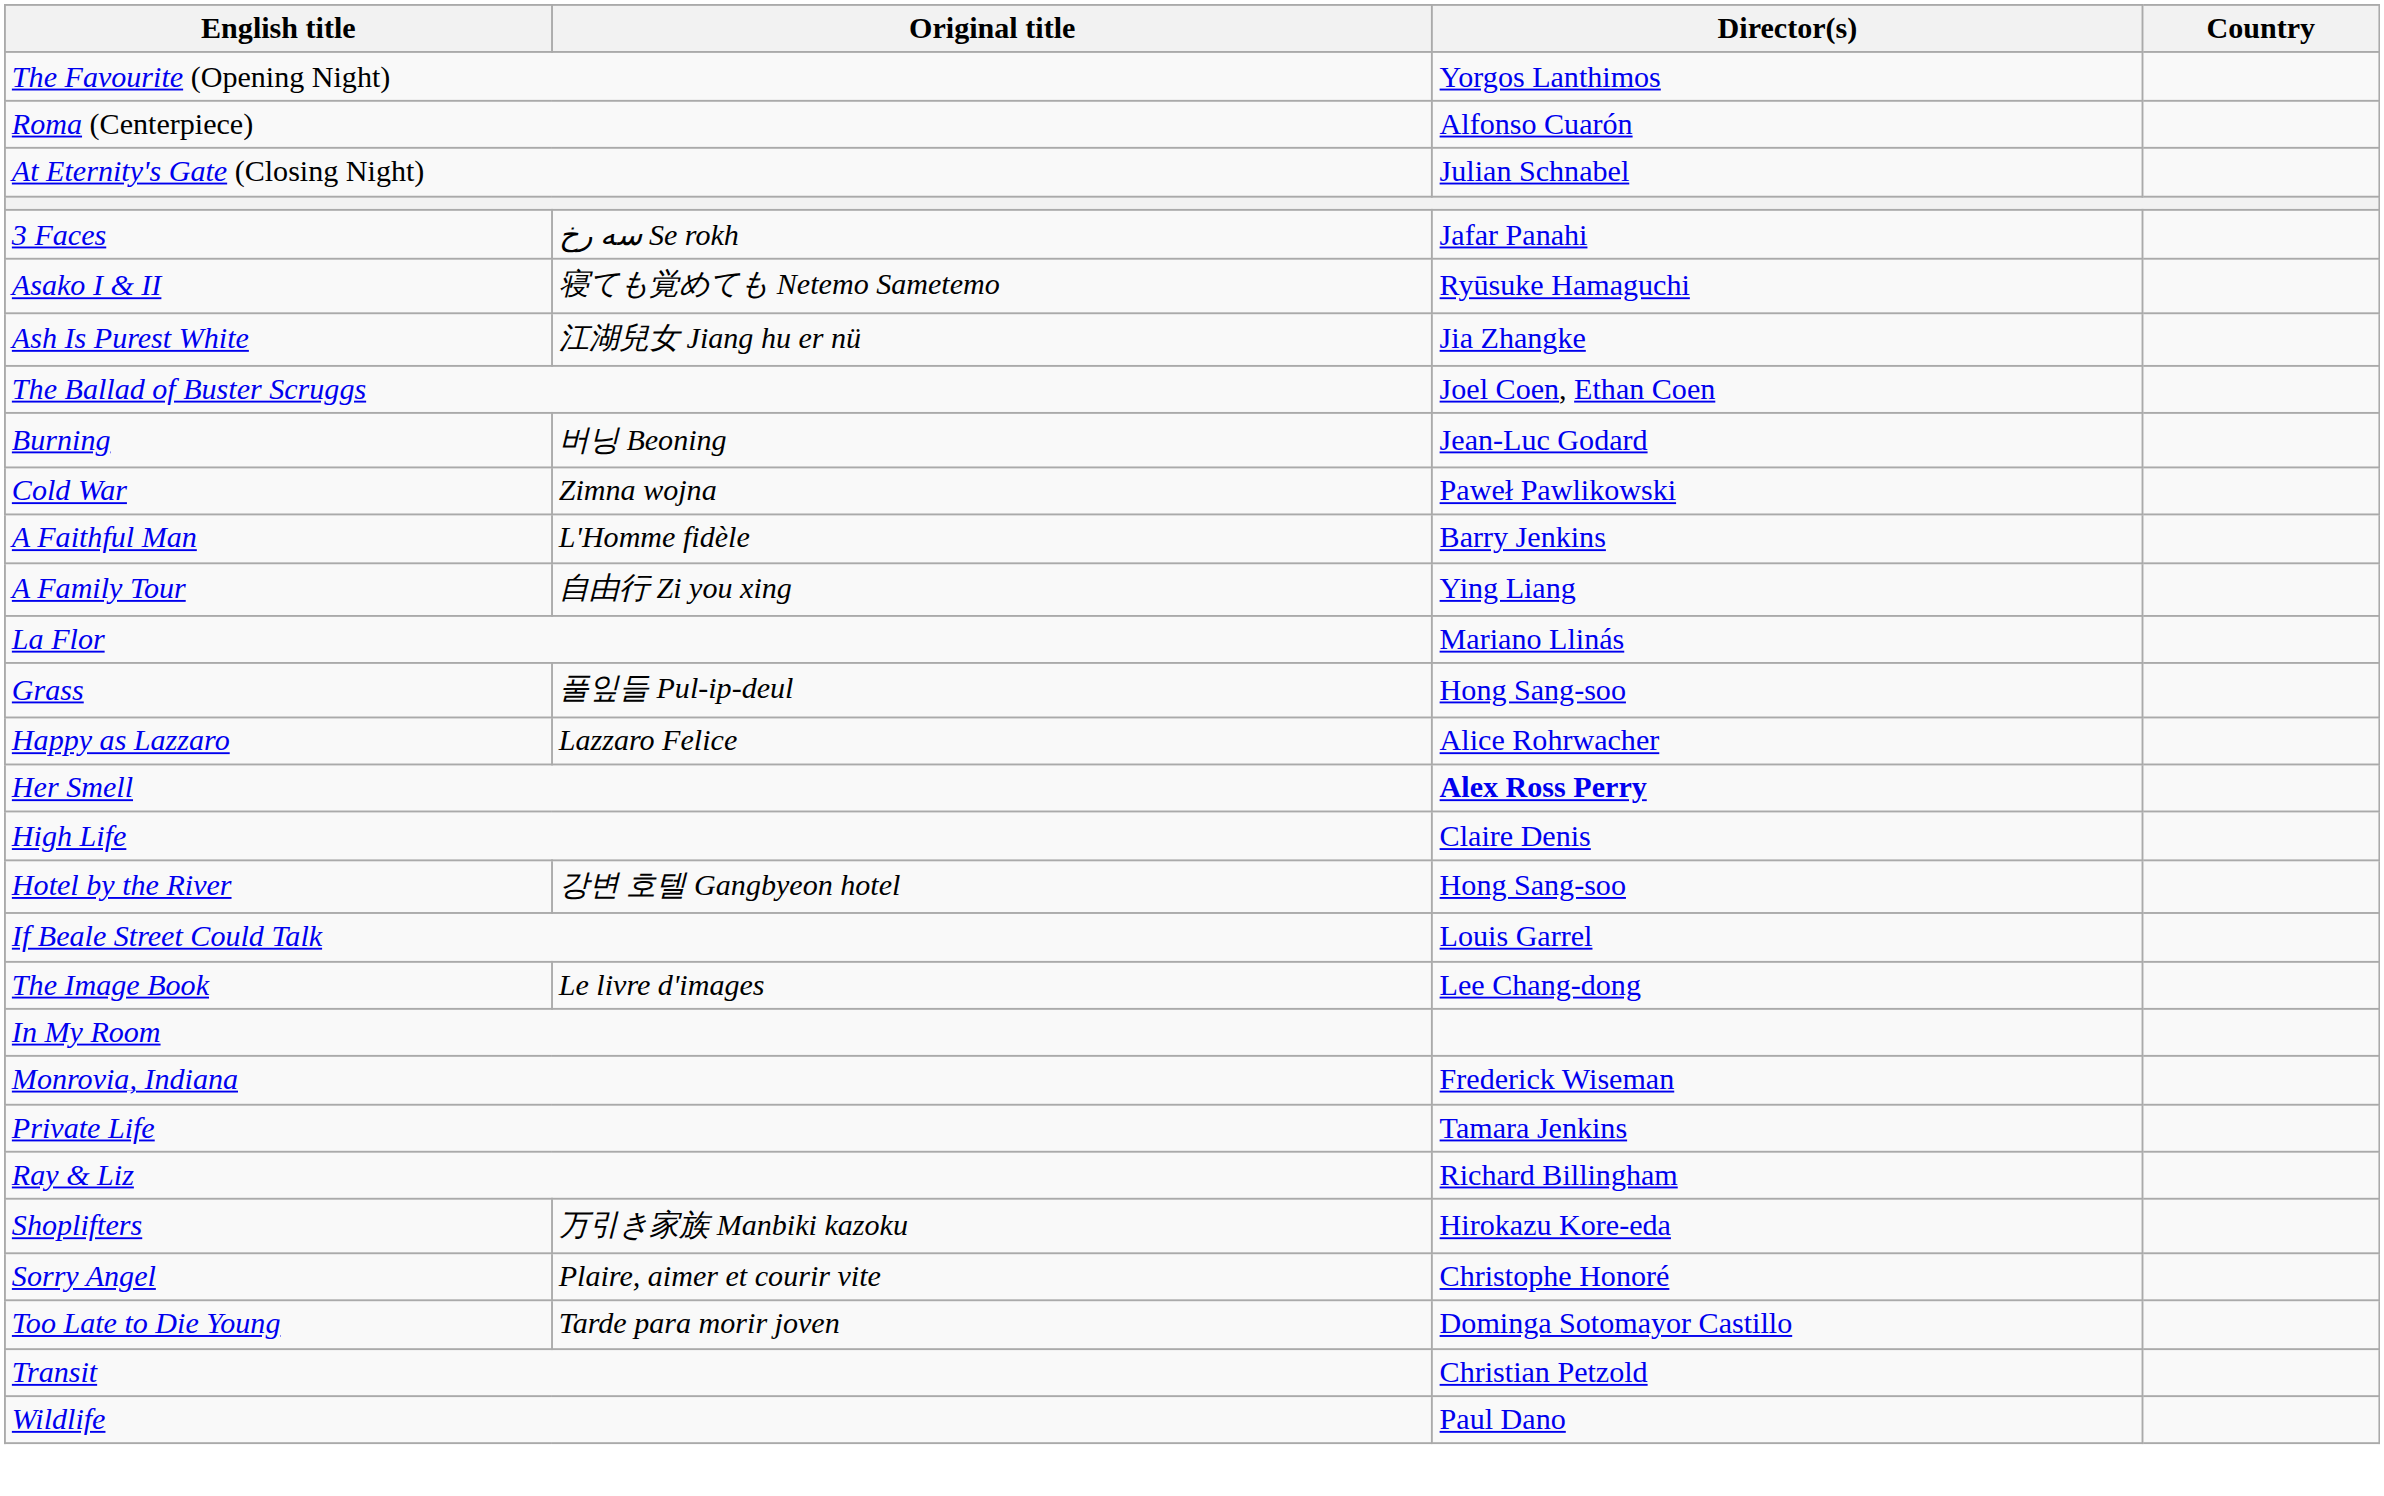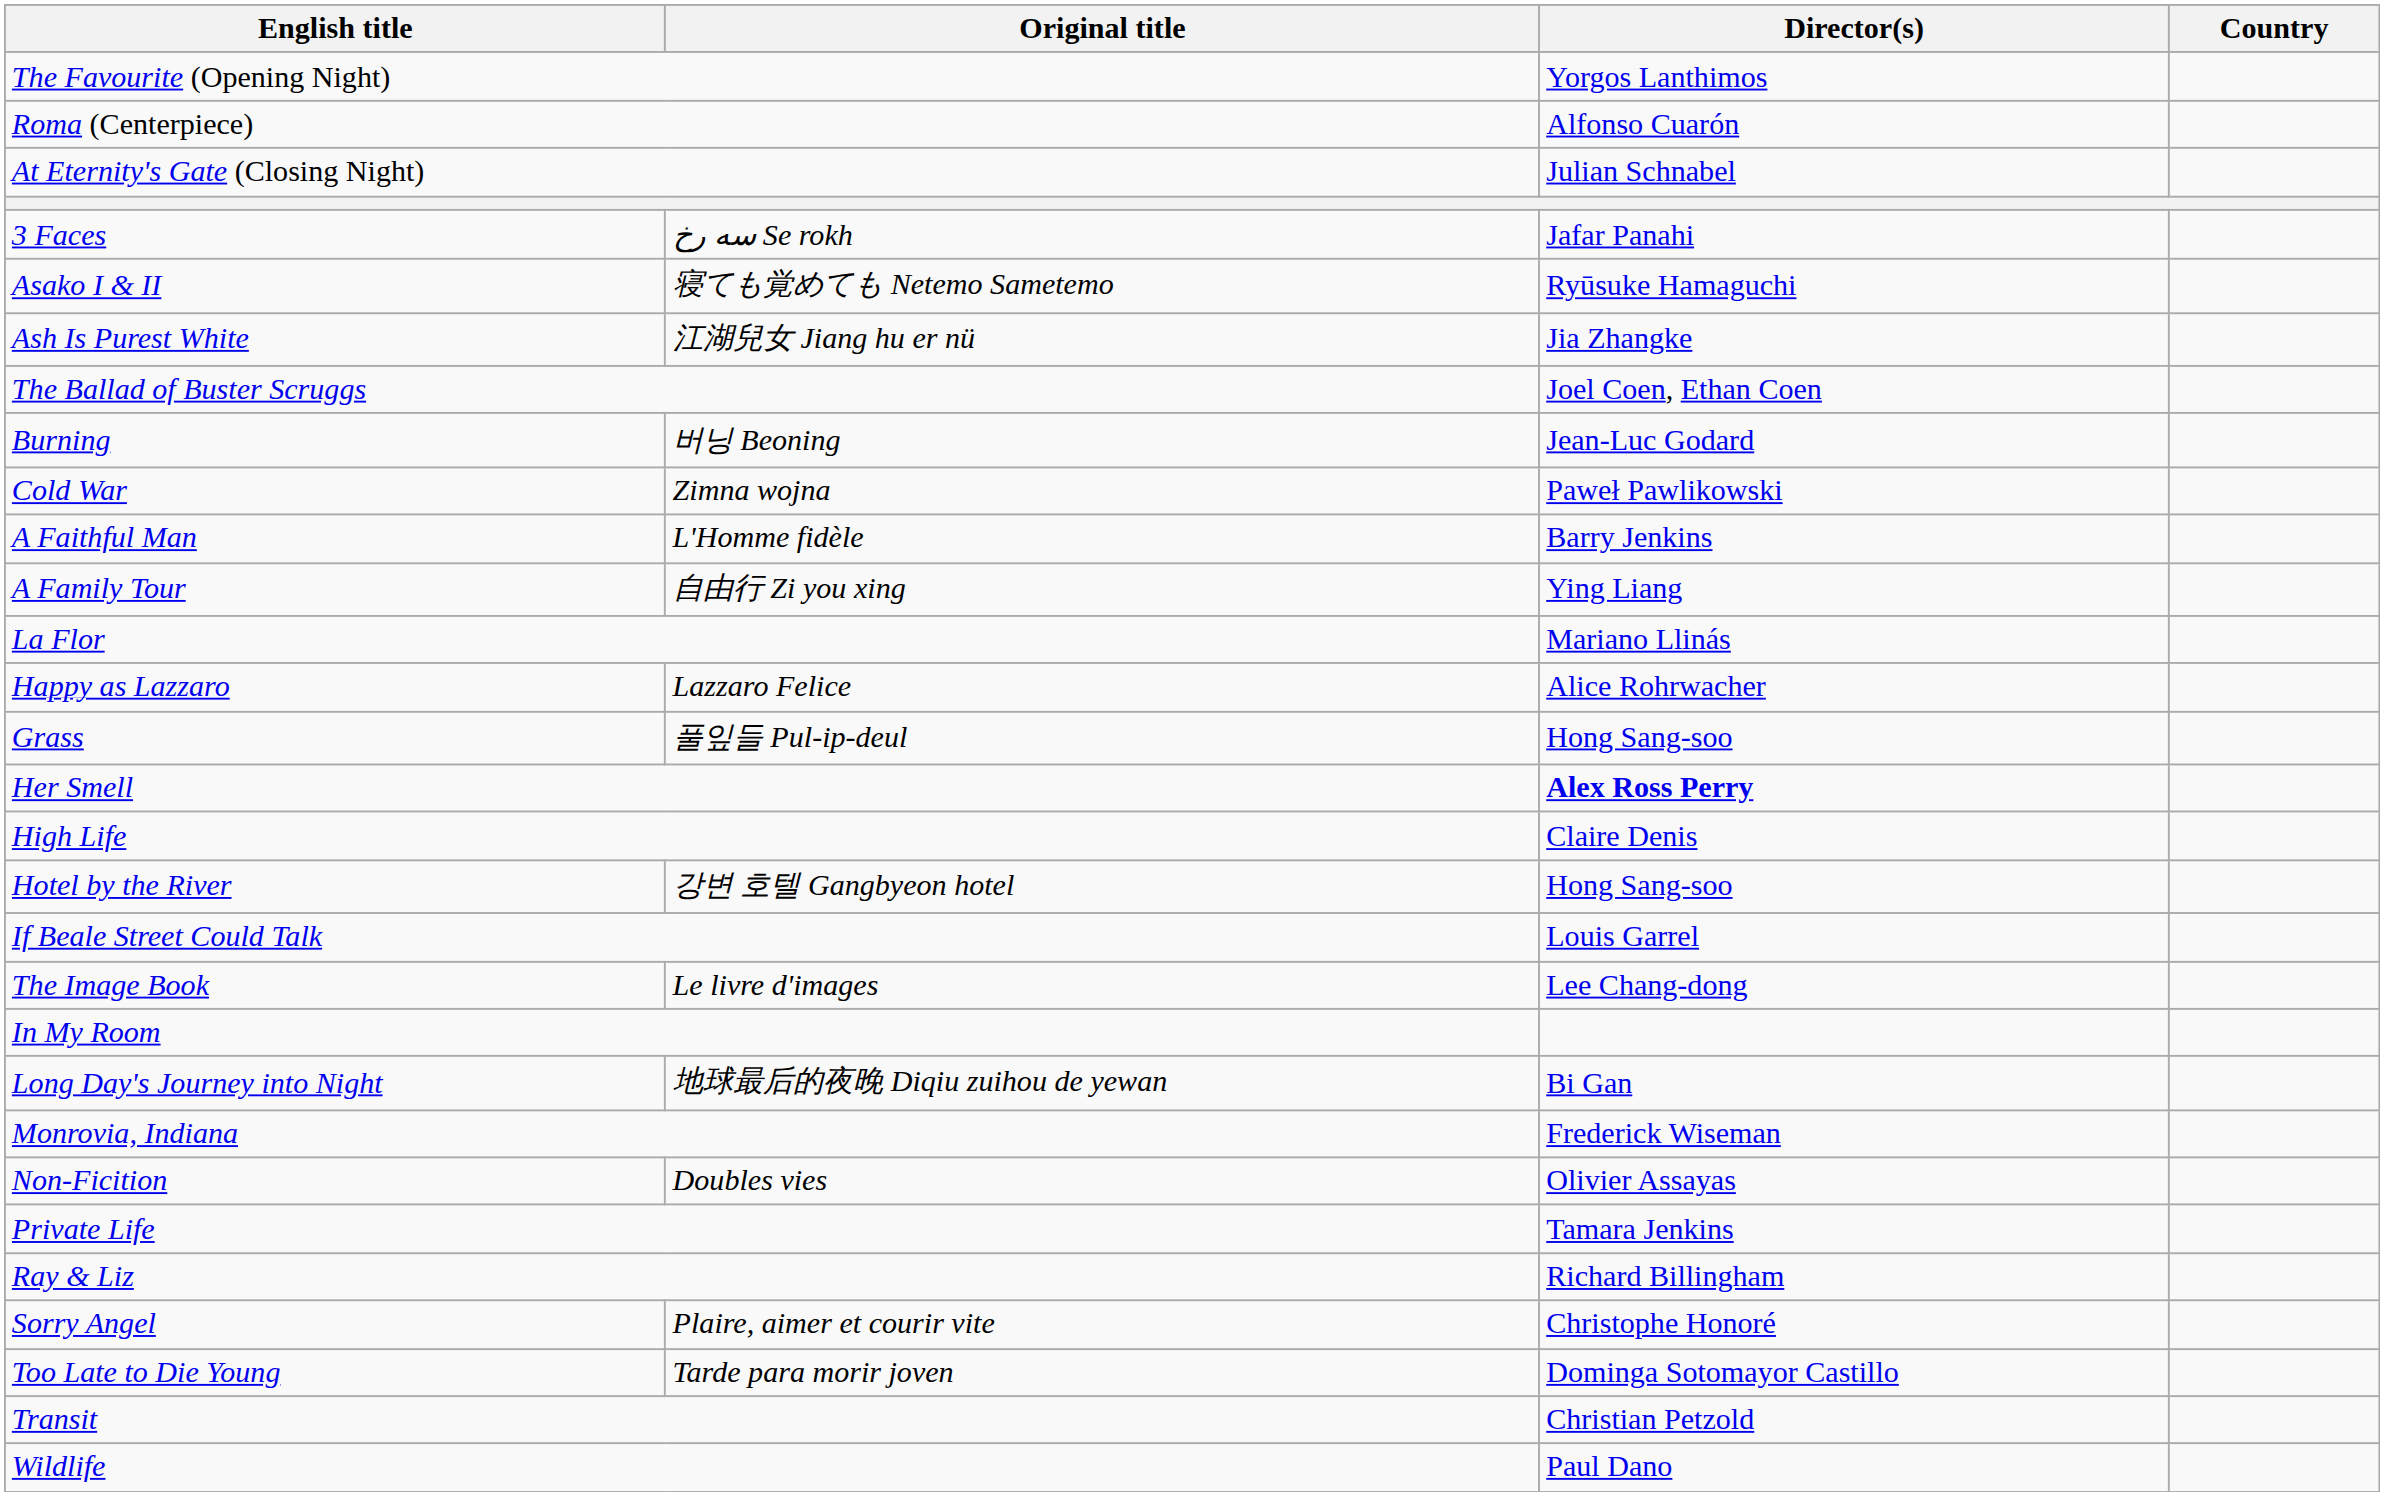rows swapped: (48, 689) <-> (121, 740)
+ row: (197, 1082)
+ row: (90, 1180)
- row: (77, 1225)
